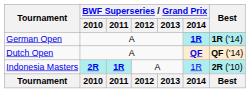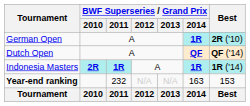(227, 39) 1R ('14) -> (227, 39) 2R ('10)
(196, 67) normal -> (196, 67) bold
(227, 67) 2R ('10) -> (227, 67) 1R ('14)
+ row: (42, 81)
